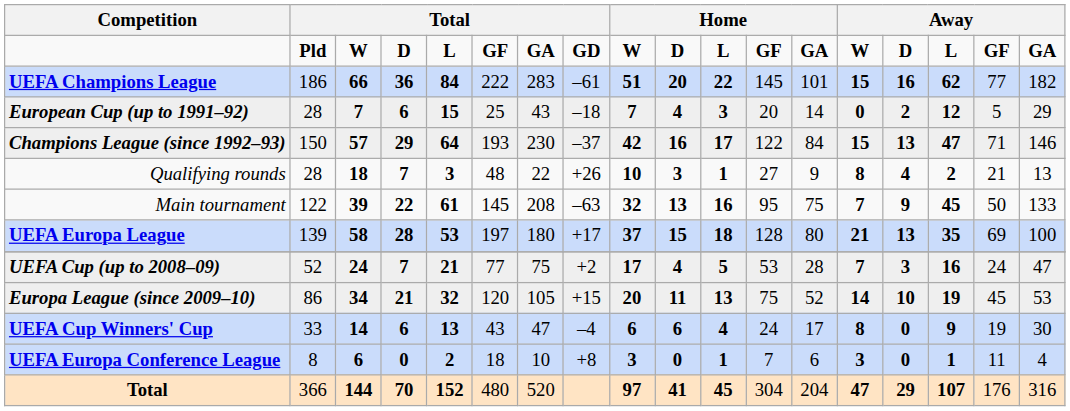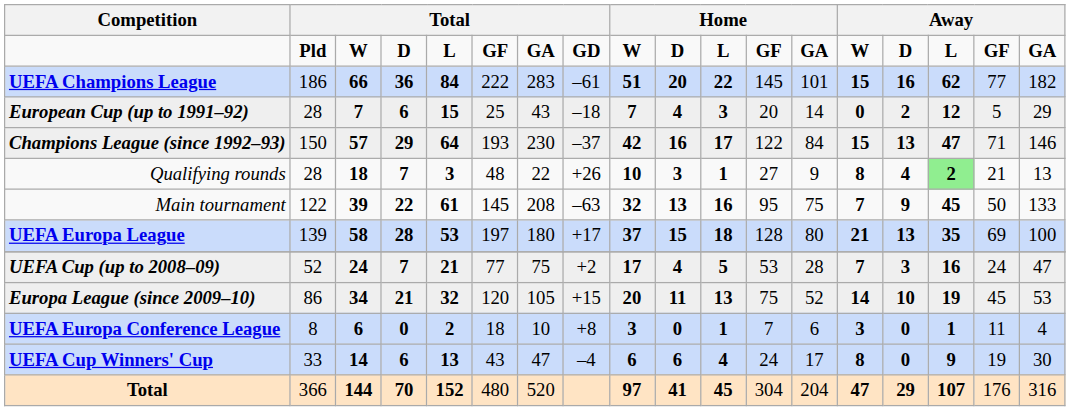(951, 174) no background -> (951, 174) lightgreen background
rows swapped: (111, 328) <-> (145, 359)
